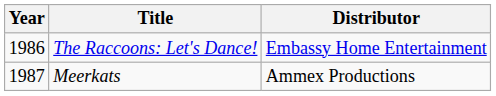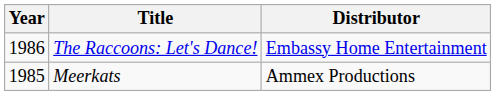(27, 76) 1987 -> (27, 76) 1985
